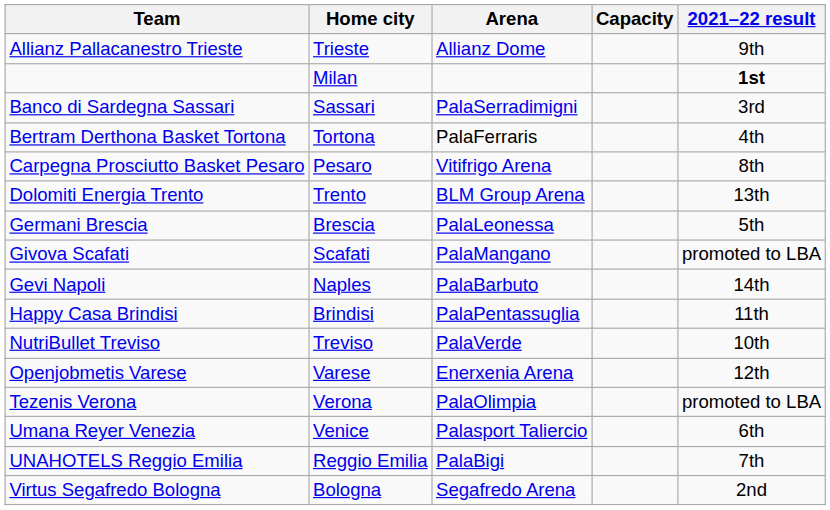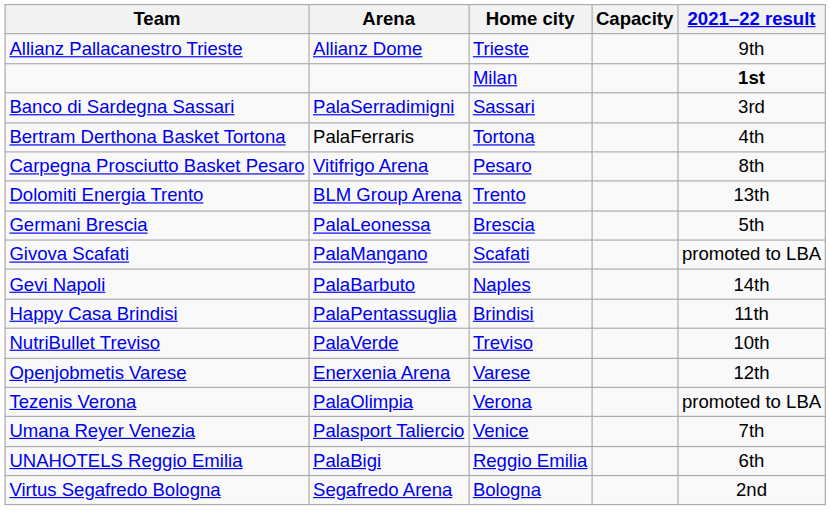columns swapped: (370, 19) <-> (512, 19)
(752, 431) 6th -> (752, 431) 7th
(752, 460) 7th -> (752, 460) 6th
